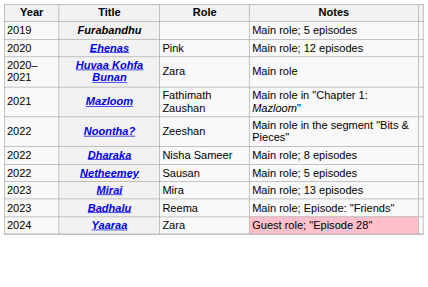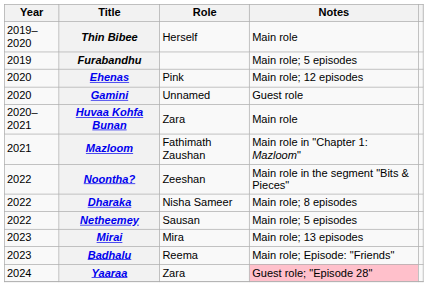+ row: (109, 36)
+ row: (109, 95)
